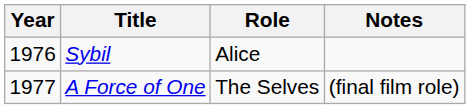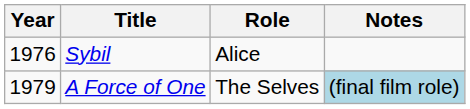(33, 86) 1977 -> (33, 86) 1979
(394, 86) no background -> (394, 86) lightblue background
